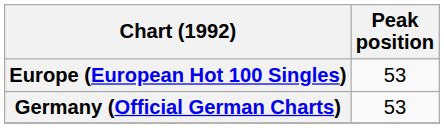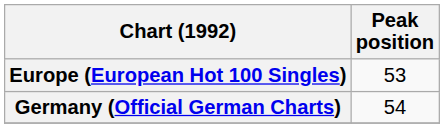(395, 107) 53 -> (395, 107) 54
